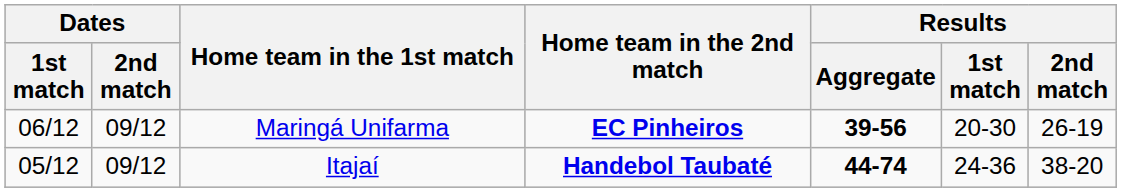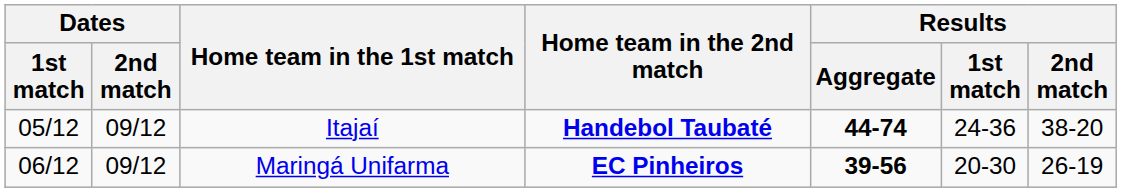rows swapped: (352, 166) <-> (352, 128)
